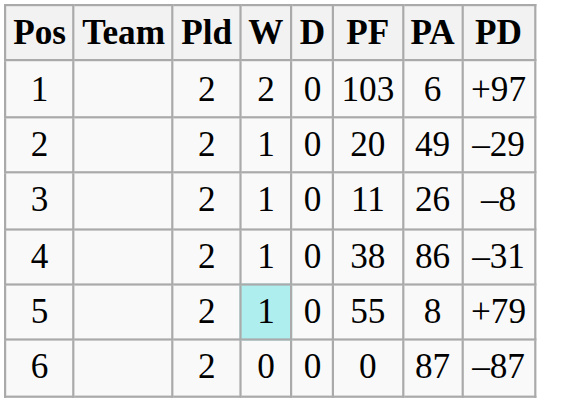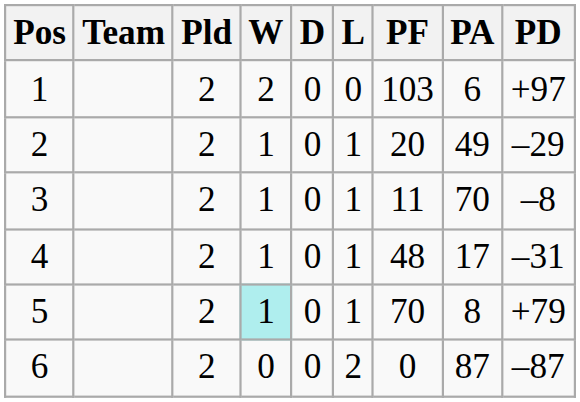+ column: (353, 32)
(433, 199) 26 -> (472, 199) 70
(368, 255) 38 -> (408, 255) 48
(433, 255) 86 -> (472, 255) 17
(368, 311) 55 -> (408, 311) 70
